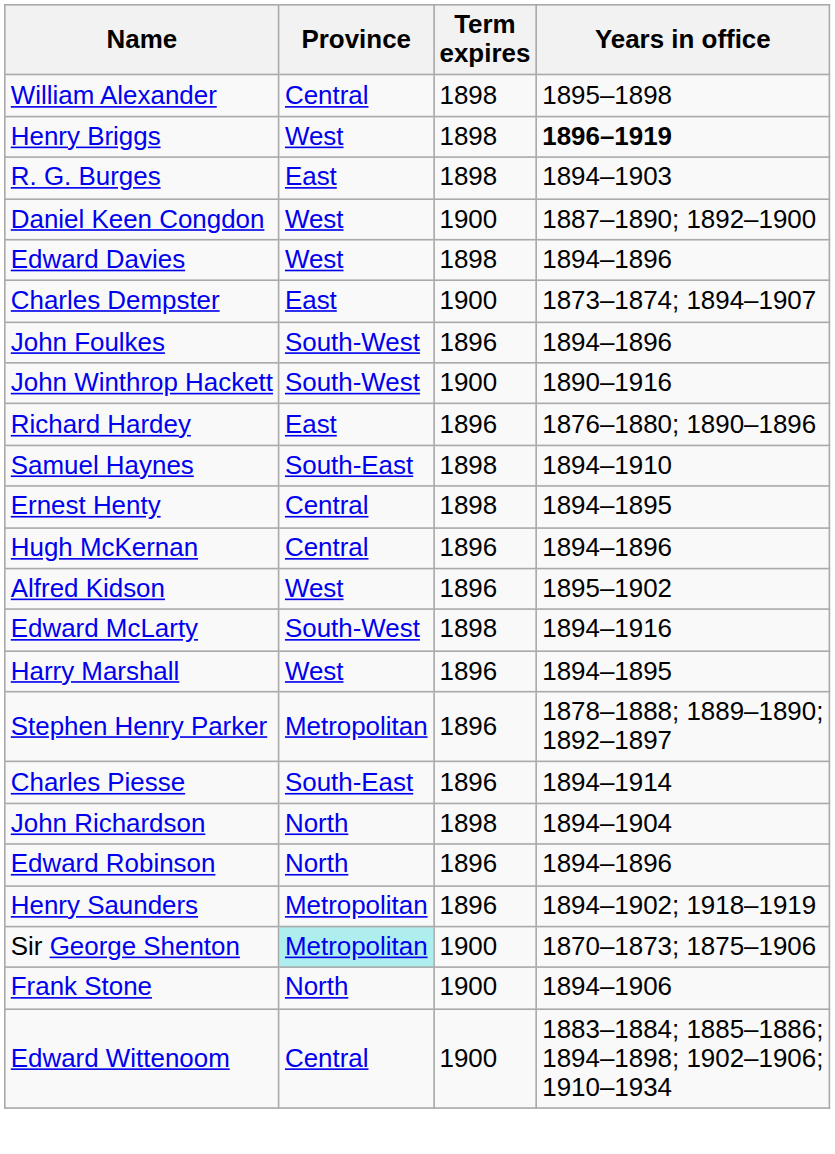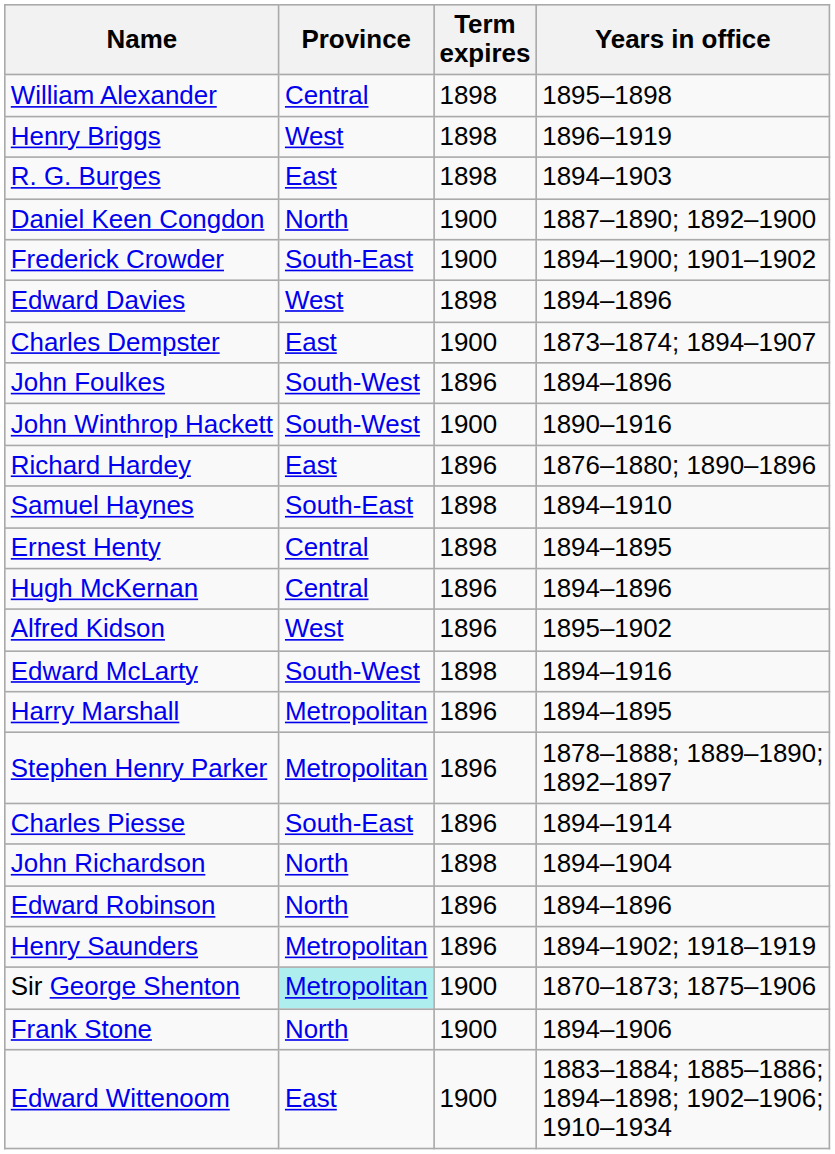(607, 136) bold -> (607, 136) normal
(314, 218) West -> (317, 218) North
+ row: (117, 259)
(314, 670) West -> (356, 711) Metropolitan
(327, 1058) Central -> (311, 1099) East
